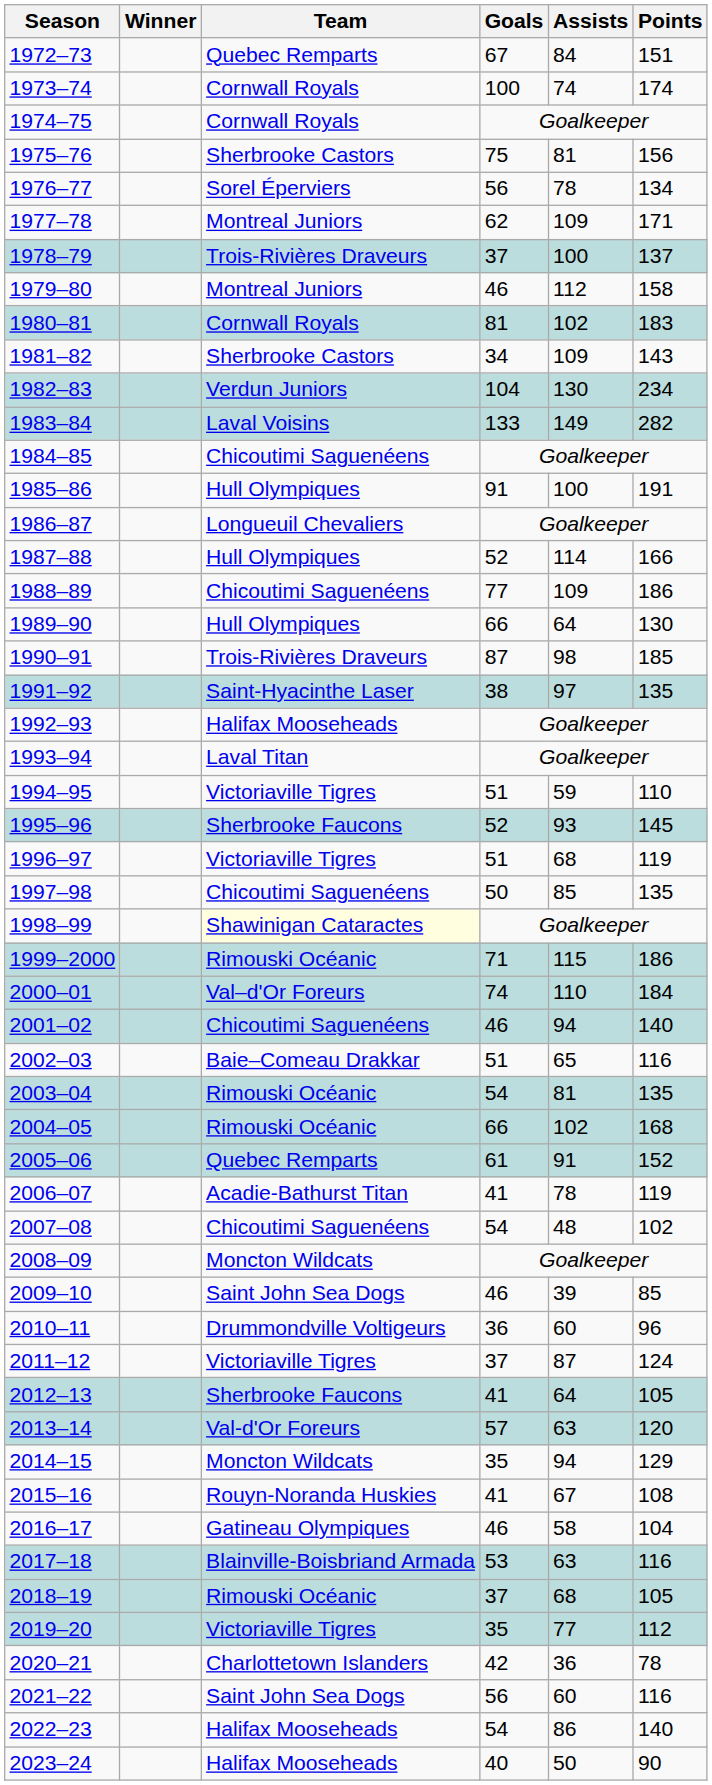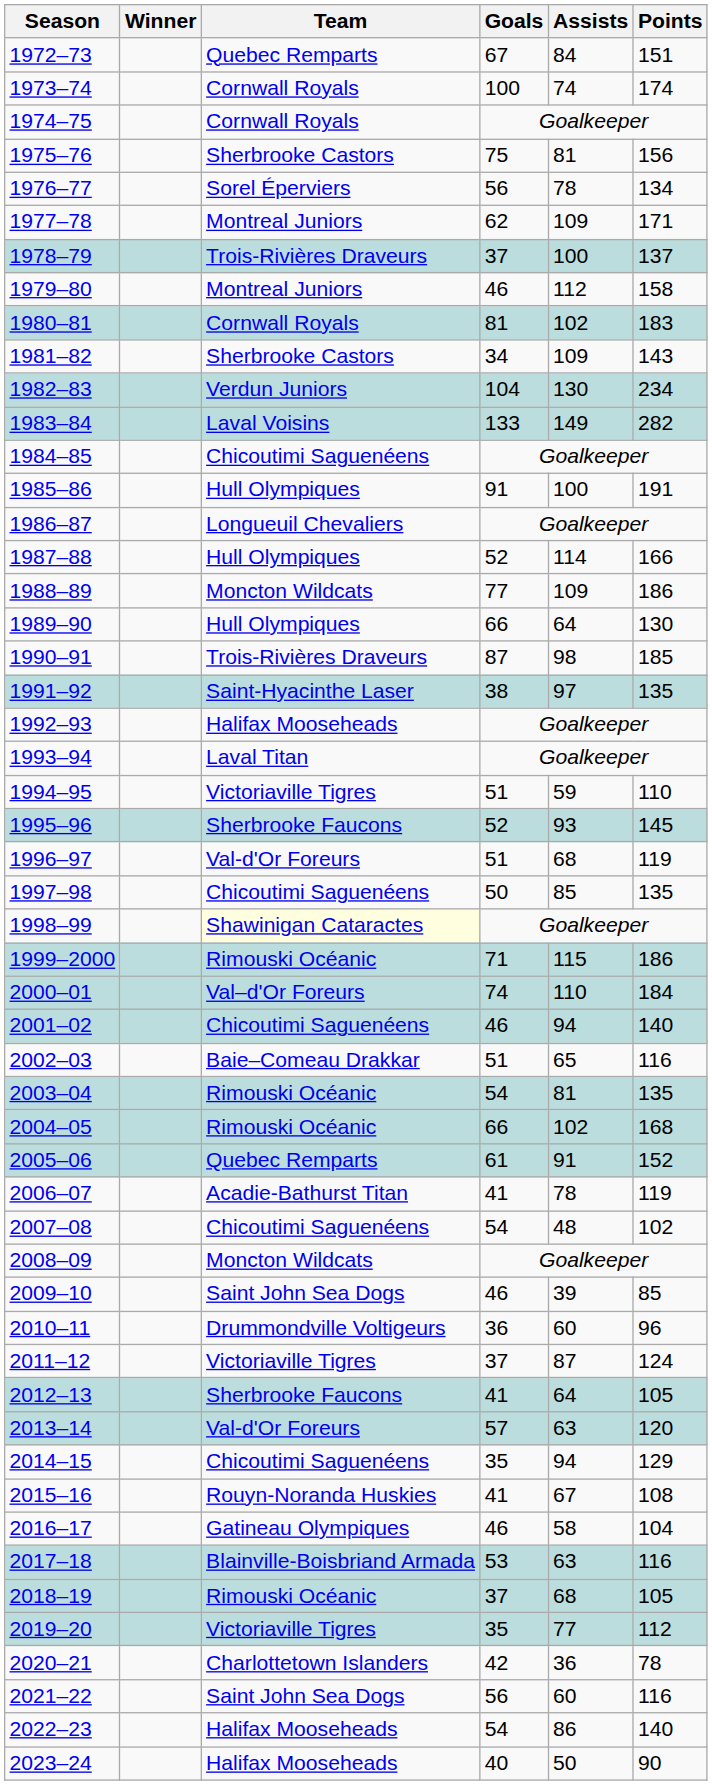(318, 590) Chicoutimi Saguenéens -> (289, 590) Moncton Wildcats
(291, 858) Victoriaville Tigres -> (283, 858) Val-d'Or Foreurs
(289, 1461) Moncton Wildcats -> (318, 1461) Chicoutimi Saguenéens
